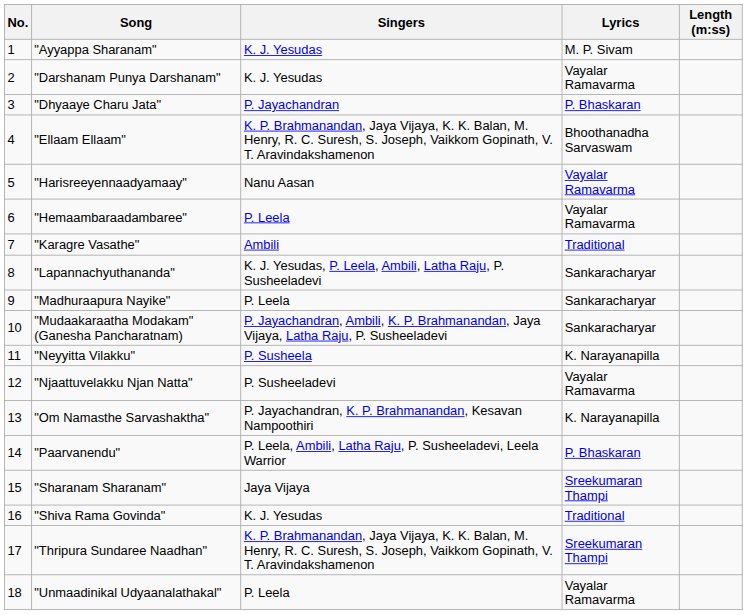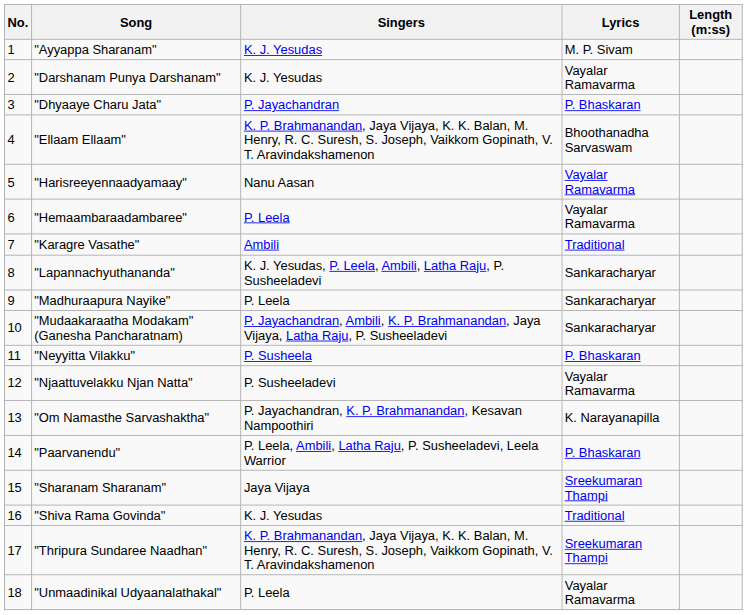(612, 355) K. Narayanapilla -> (603, 355) P. Bhaskaran
